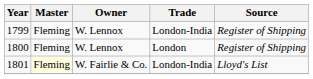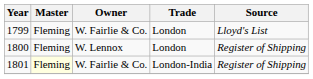(99, 30) W. Lennox -> (111, 30) W. Fairlie & Co.
(182, 30) London-India -> (169, 30) London
(262, 30) Register of Shipping -> (242, 30) Lloyd's List
(242, 64) Lloyd's List -> (262, 64) Register of Shipping
